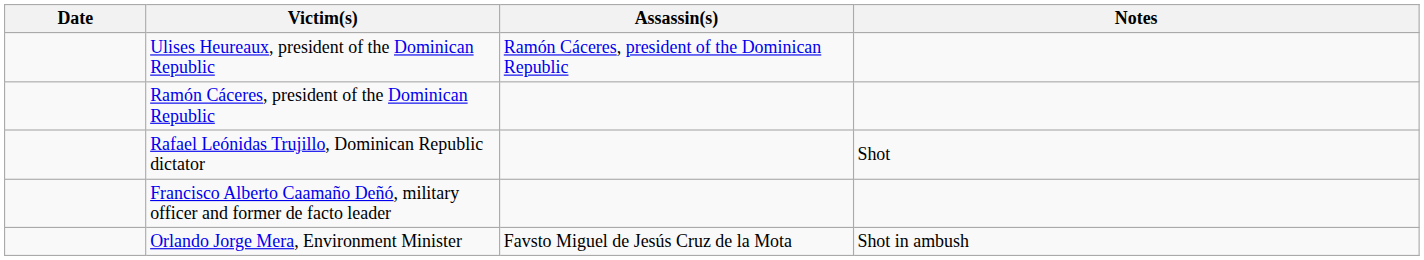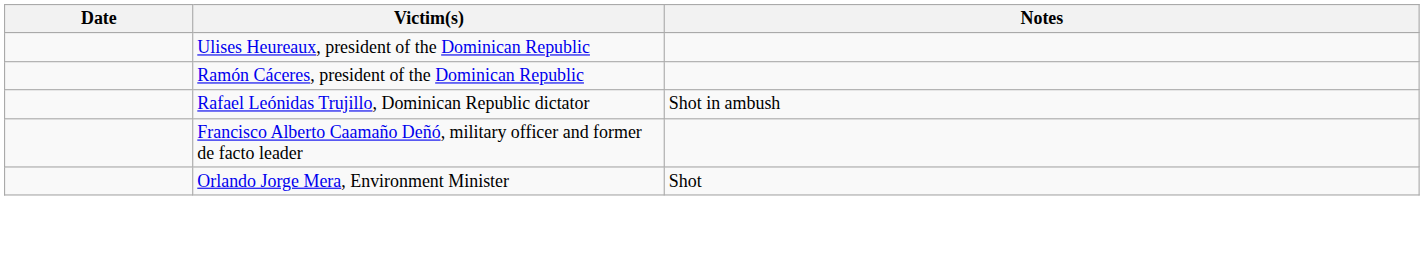- column: (676, 18)
(874, 154) Shot -> (725, 103) Shot in ambush
(913, 241) Shot in ambush -> (685, 180) Shot
